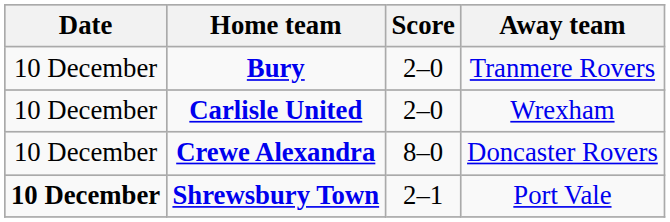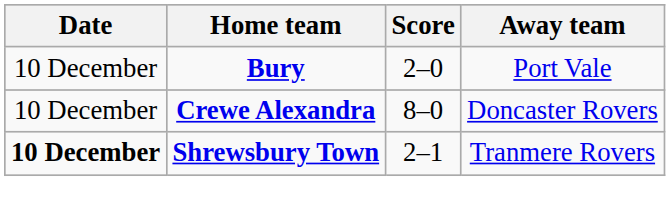(562, 68) Tranmere Rovers -> (562, 68) Port Vale
- row: (276, 110)
(562, 195) Port Vale -> (562, 152) Tranmere Rovers
